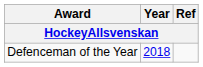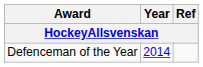(157, 52) 2018 -> (157, 52) 2014
